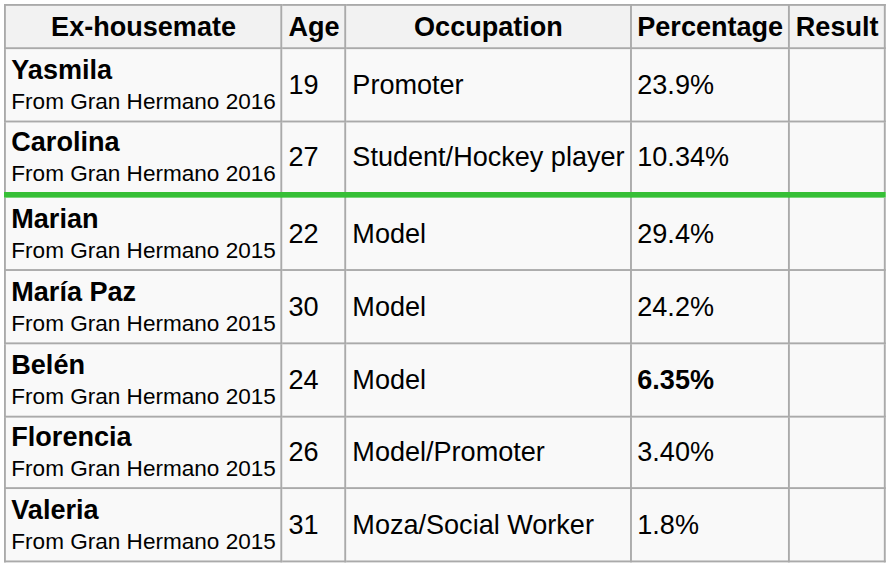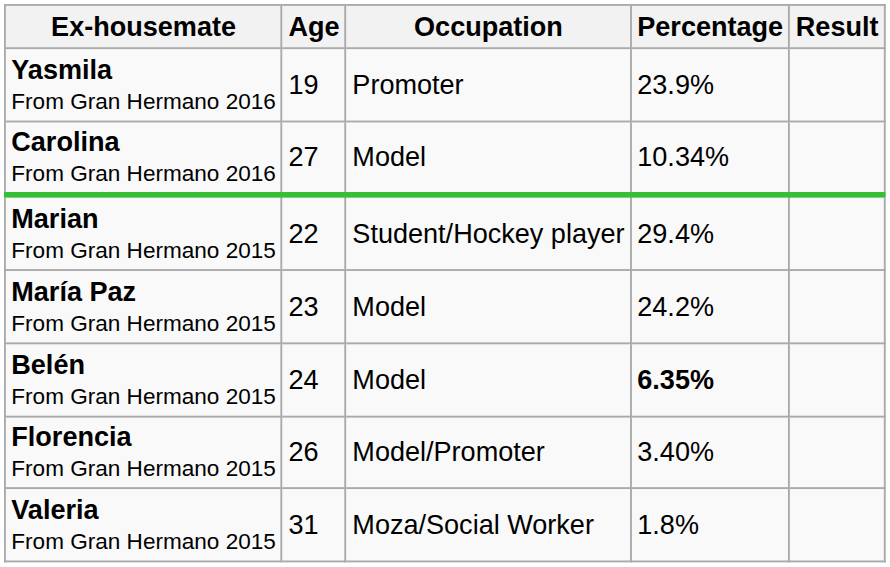(488, 157) Student/Hockey player -> (389, 157) Model
(389, 234) Model -> (488, 234) Student/Hockey player
(304, 307) 30 -> (304, 307) 23
